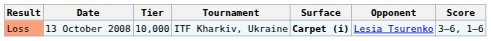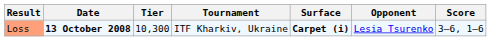(88, 28) normal -> (88, 28) bold
(152, 28) 10,000 -> (152, 28) 10,300
